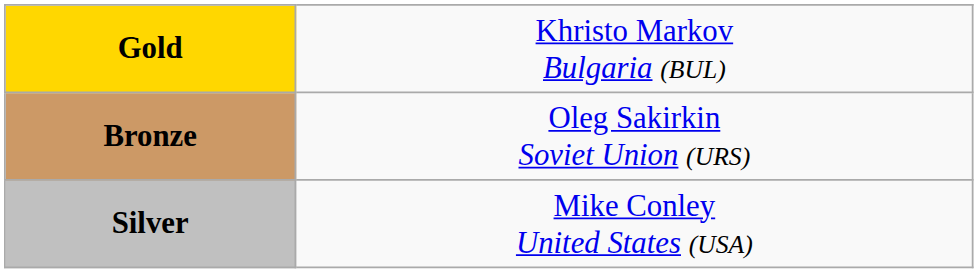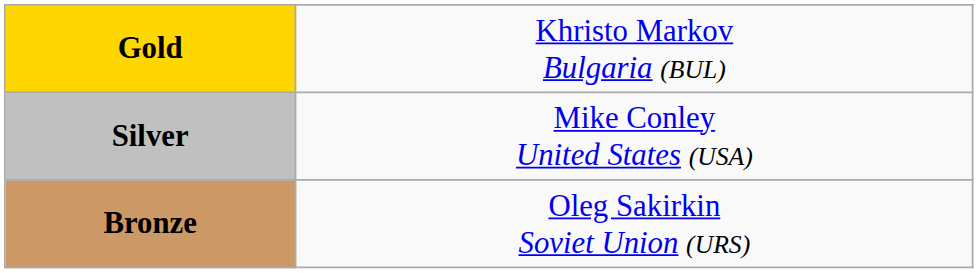rows swapped: (150, 222) <-> (150, 135)
